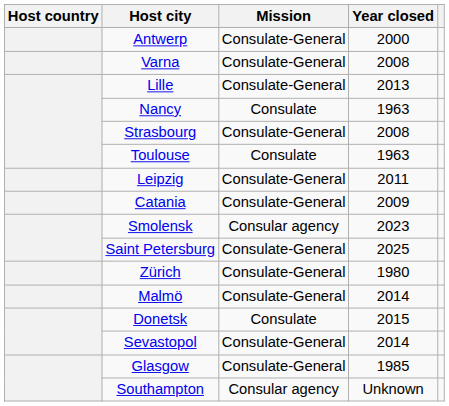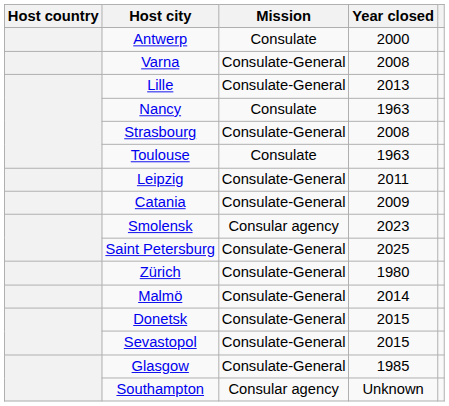(284, 39) Consulate-General -> (284, 39) Consulate
(284, 319) Consulate -> (284, 319) Consulate-General
(393, 343) 2014 -> (393, 343) 2015
